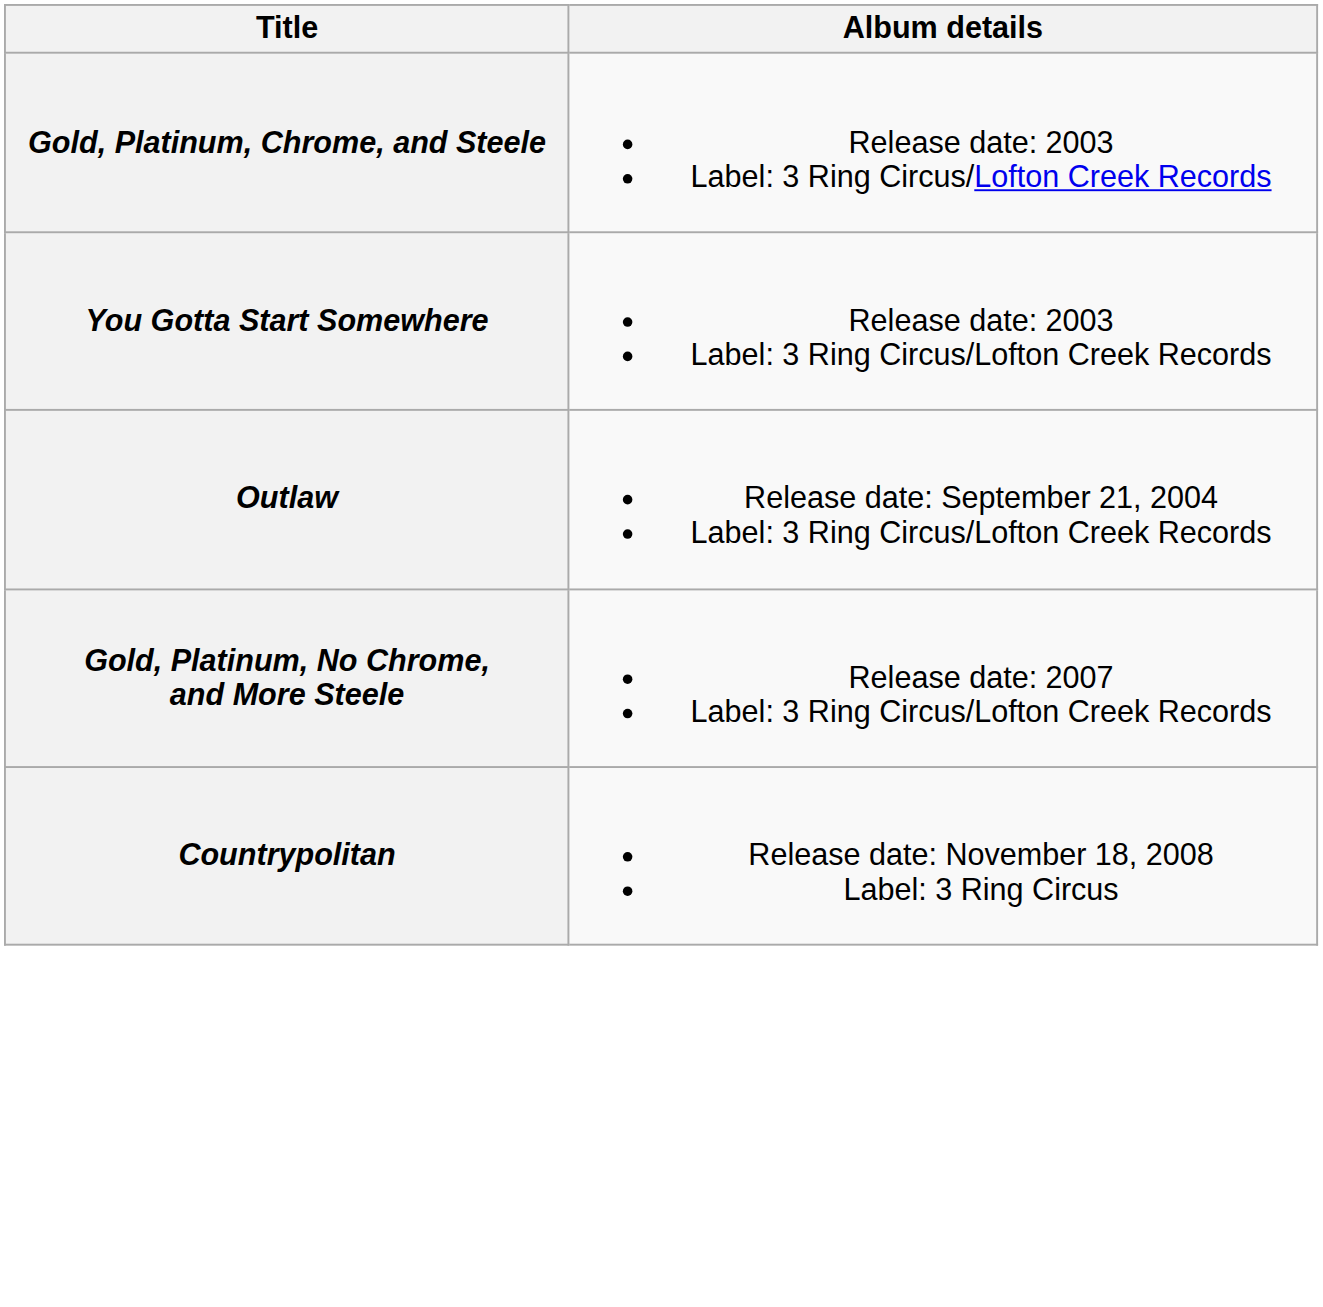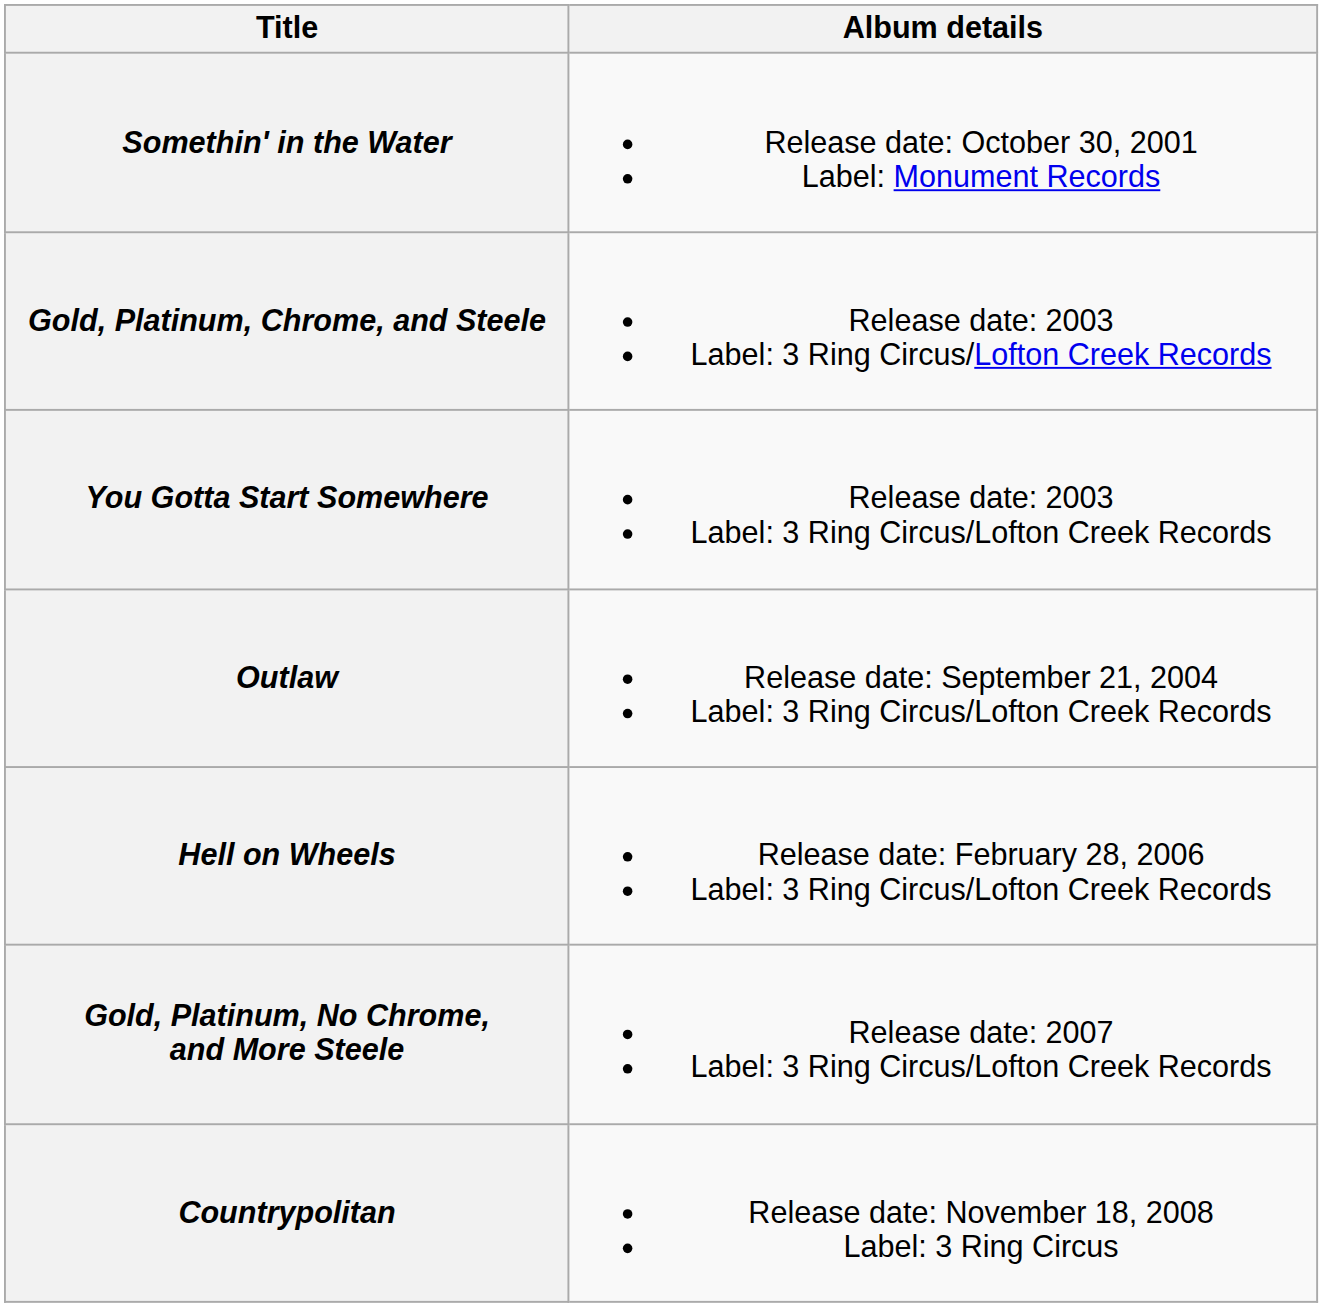+ row: (287, 142)
+ row: (287, 855)
